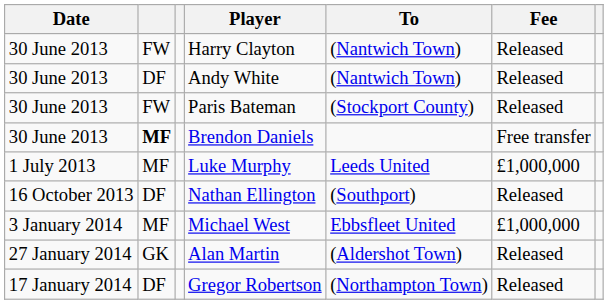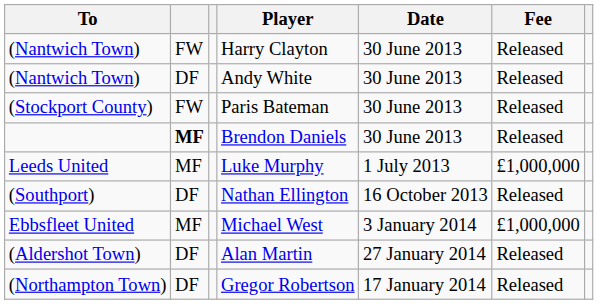columns swapped: (71, 19) <-> (409, 19)
(544, 136) Free transfer -> (530, 136) Released
(156, 254) GK -> (187, 254) DF
